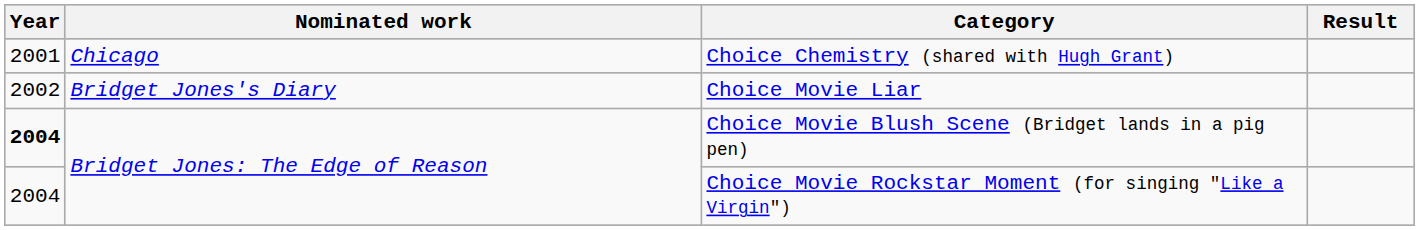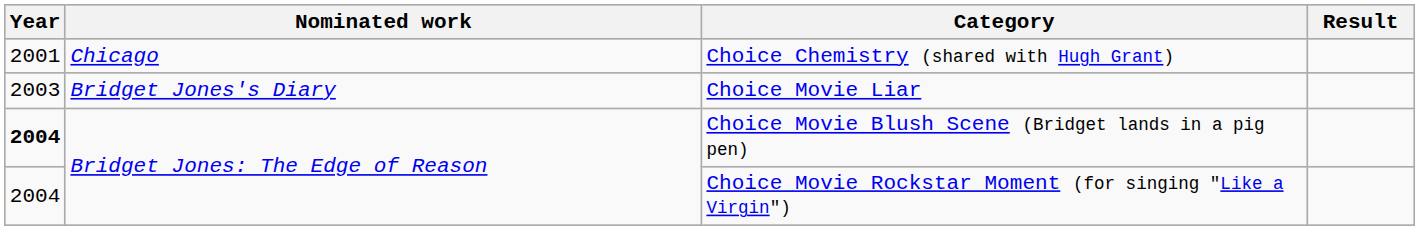(35, 91) 2002 -> (35, 91) 2003
